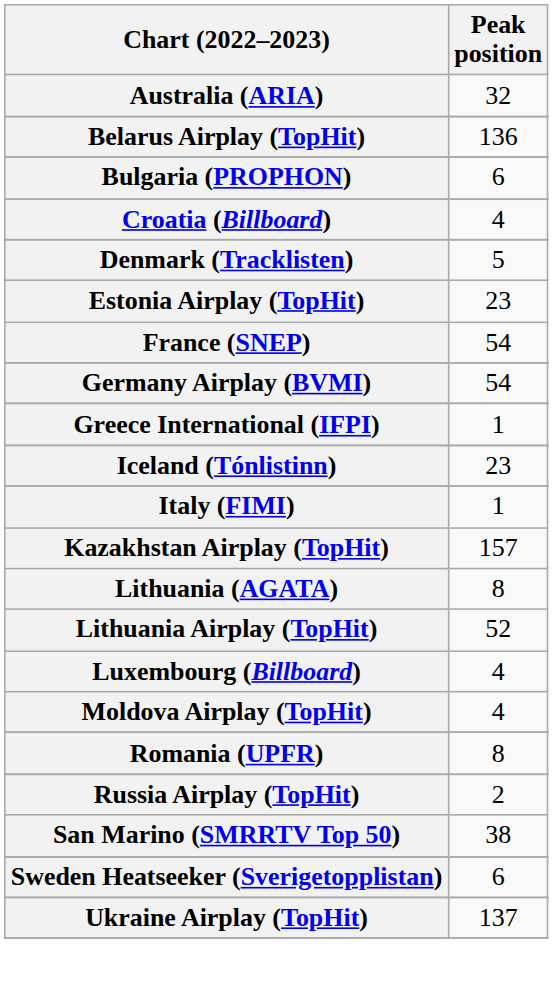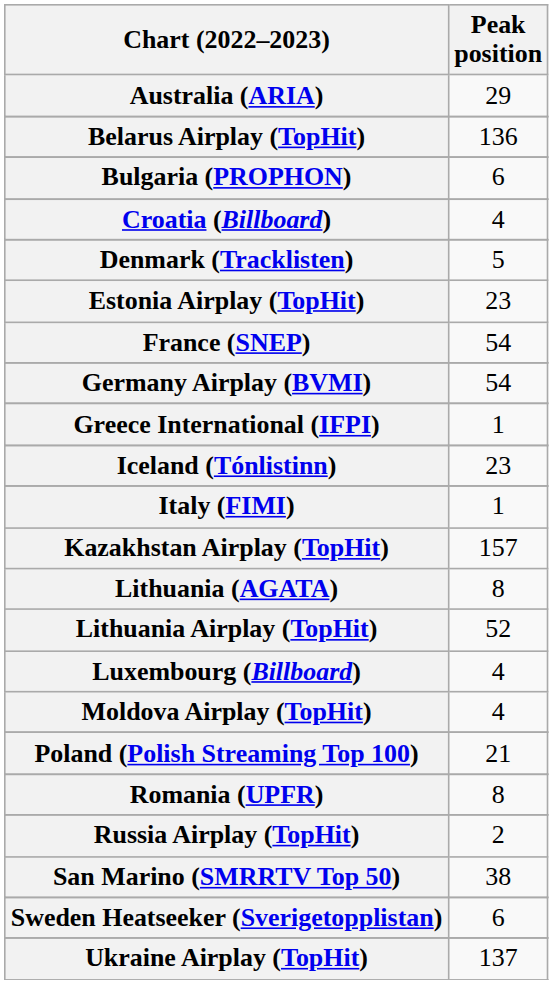(498, 95) 32 -> (498, 95) 29
+ row: (227, 753)
